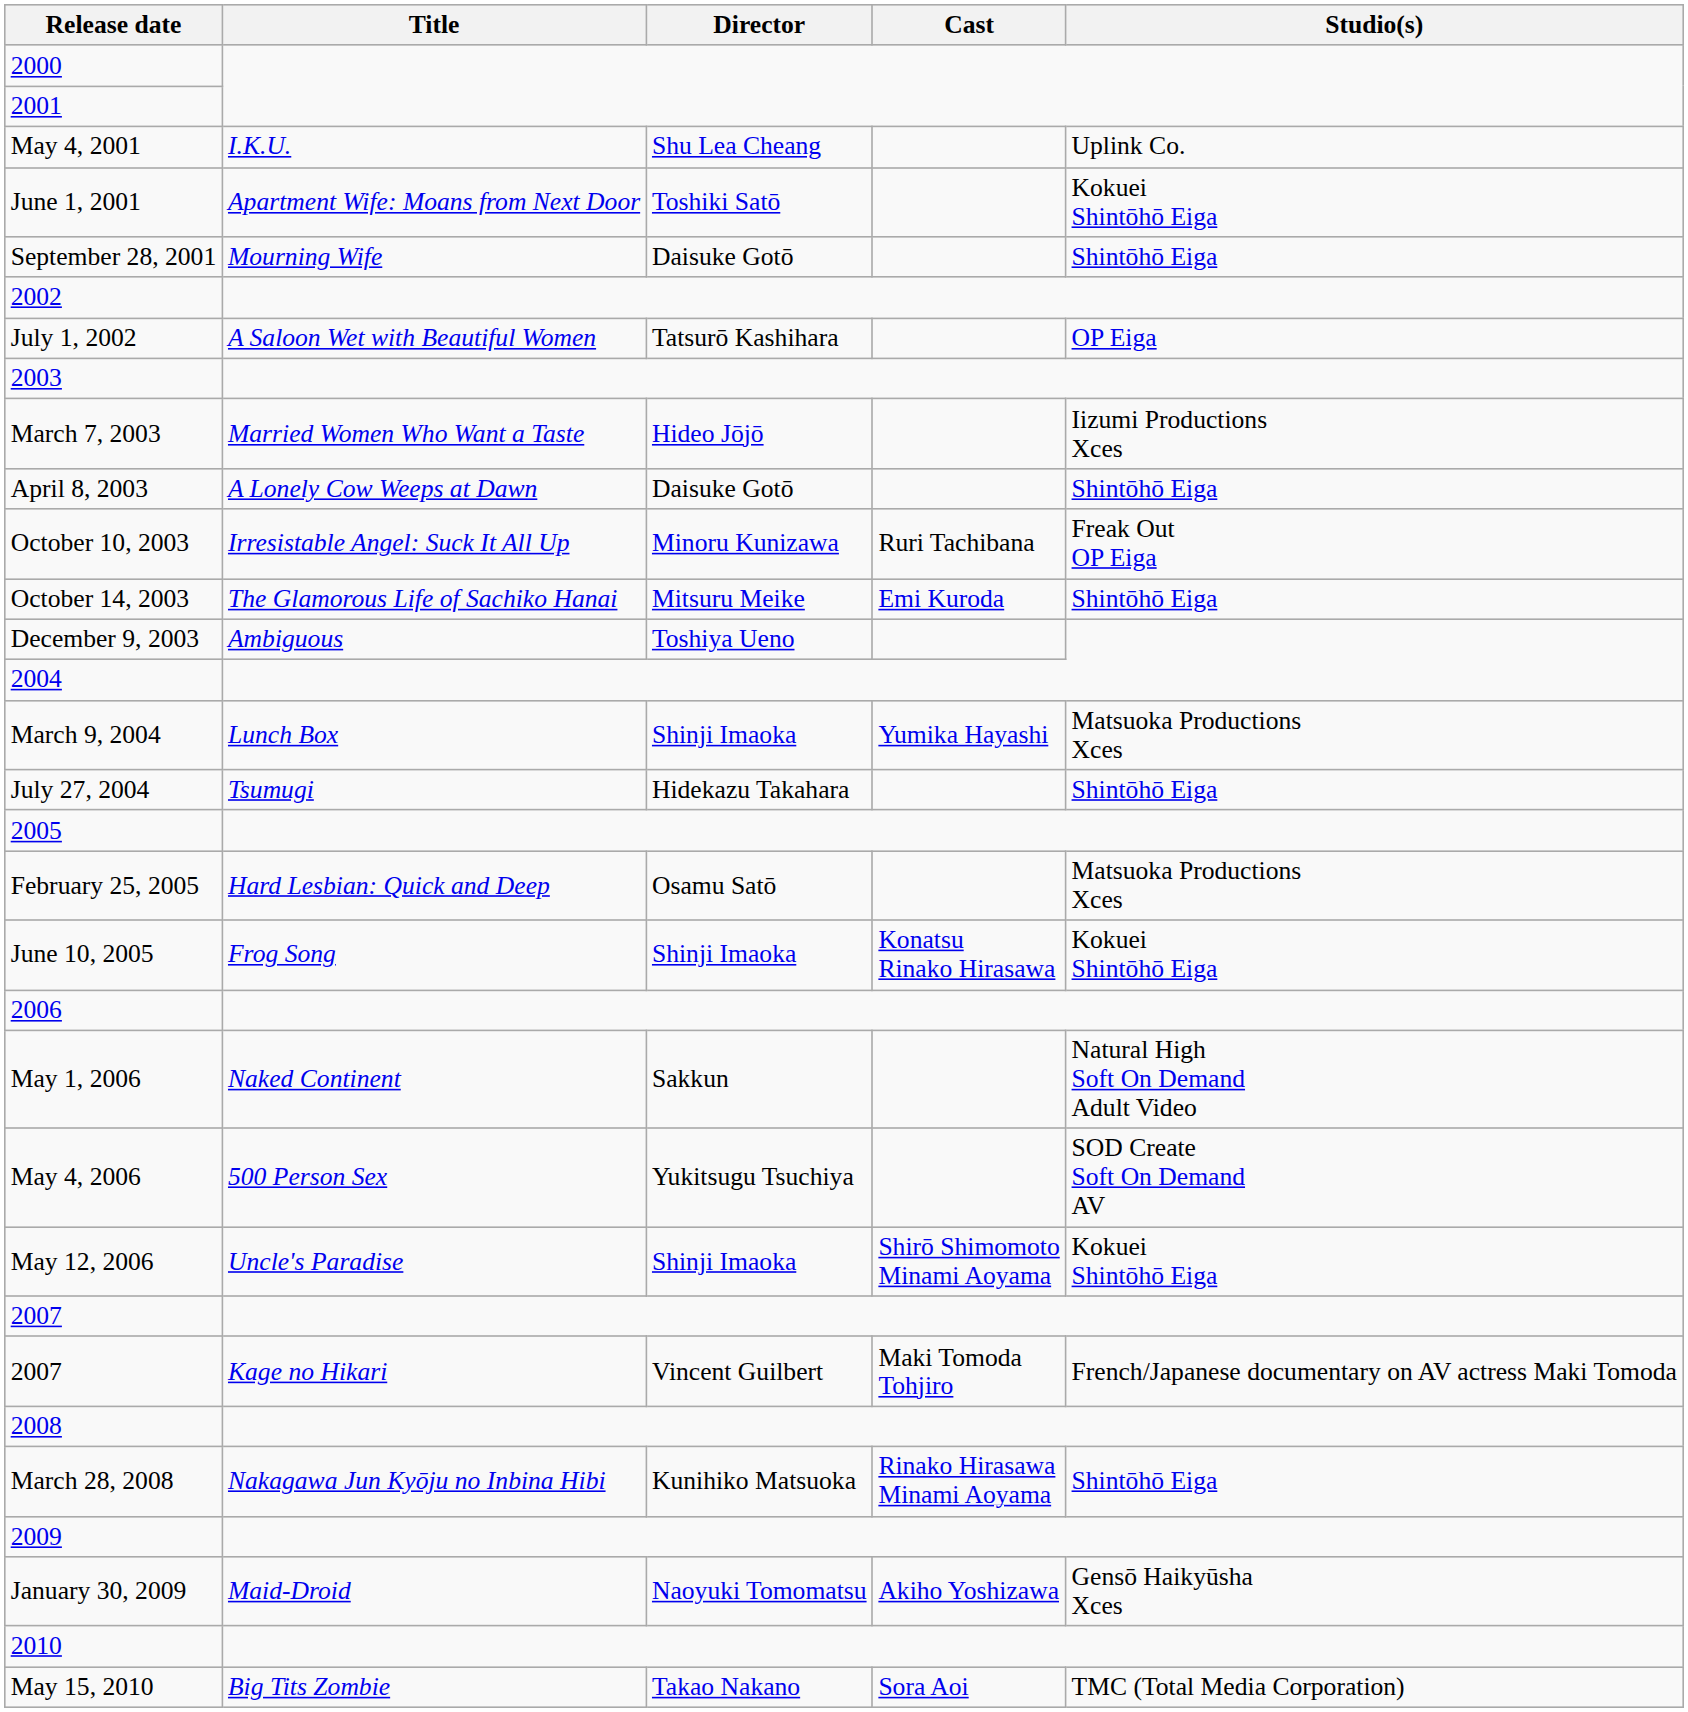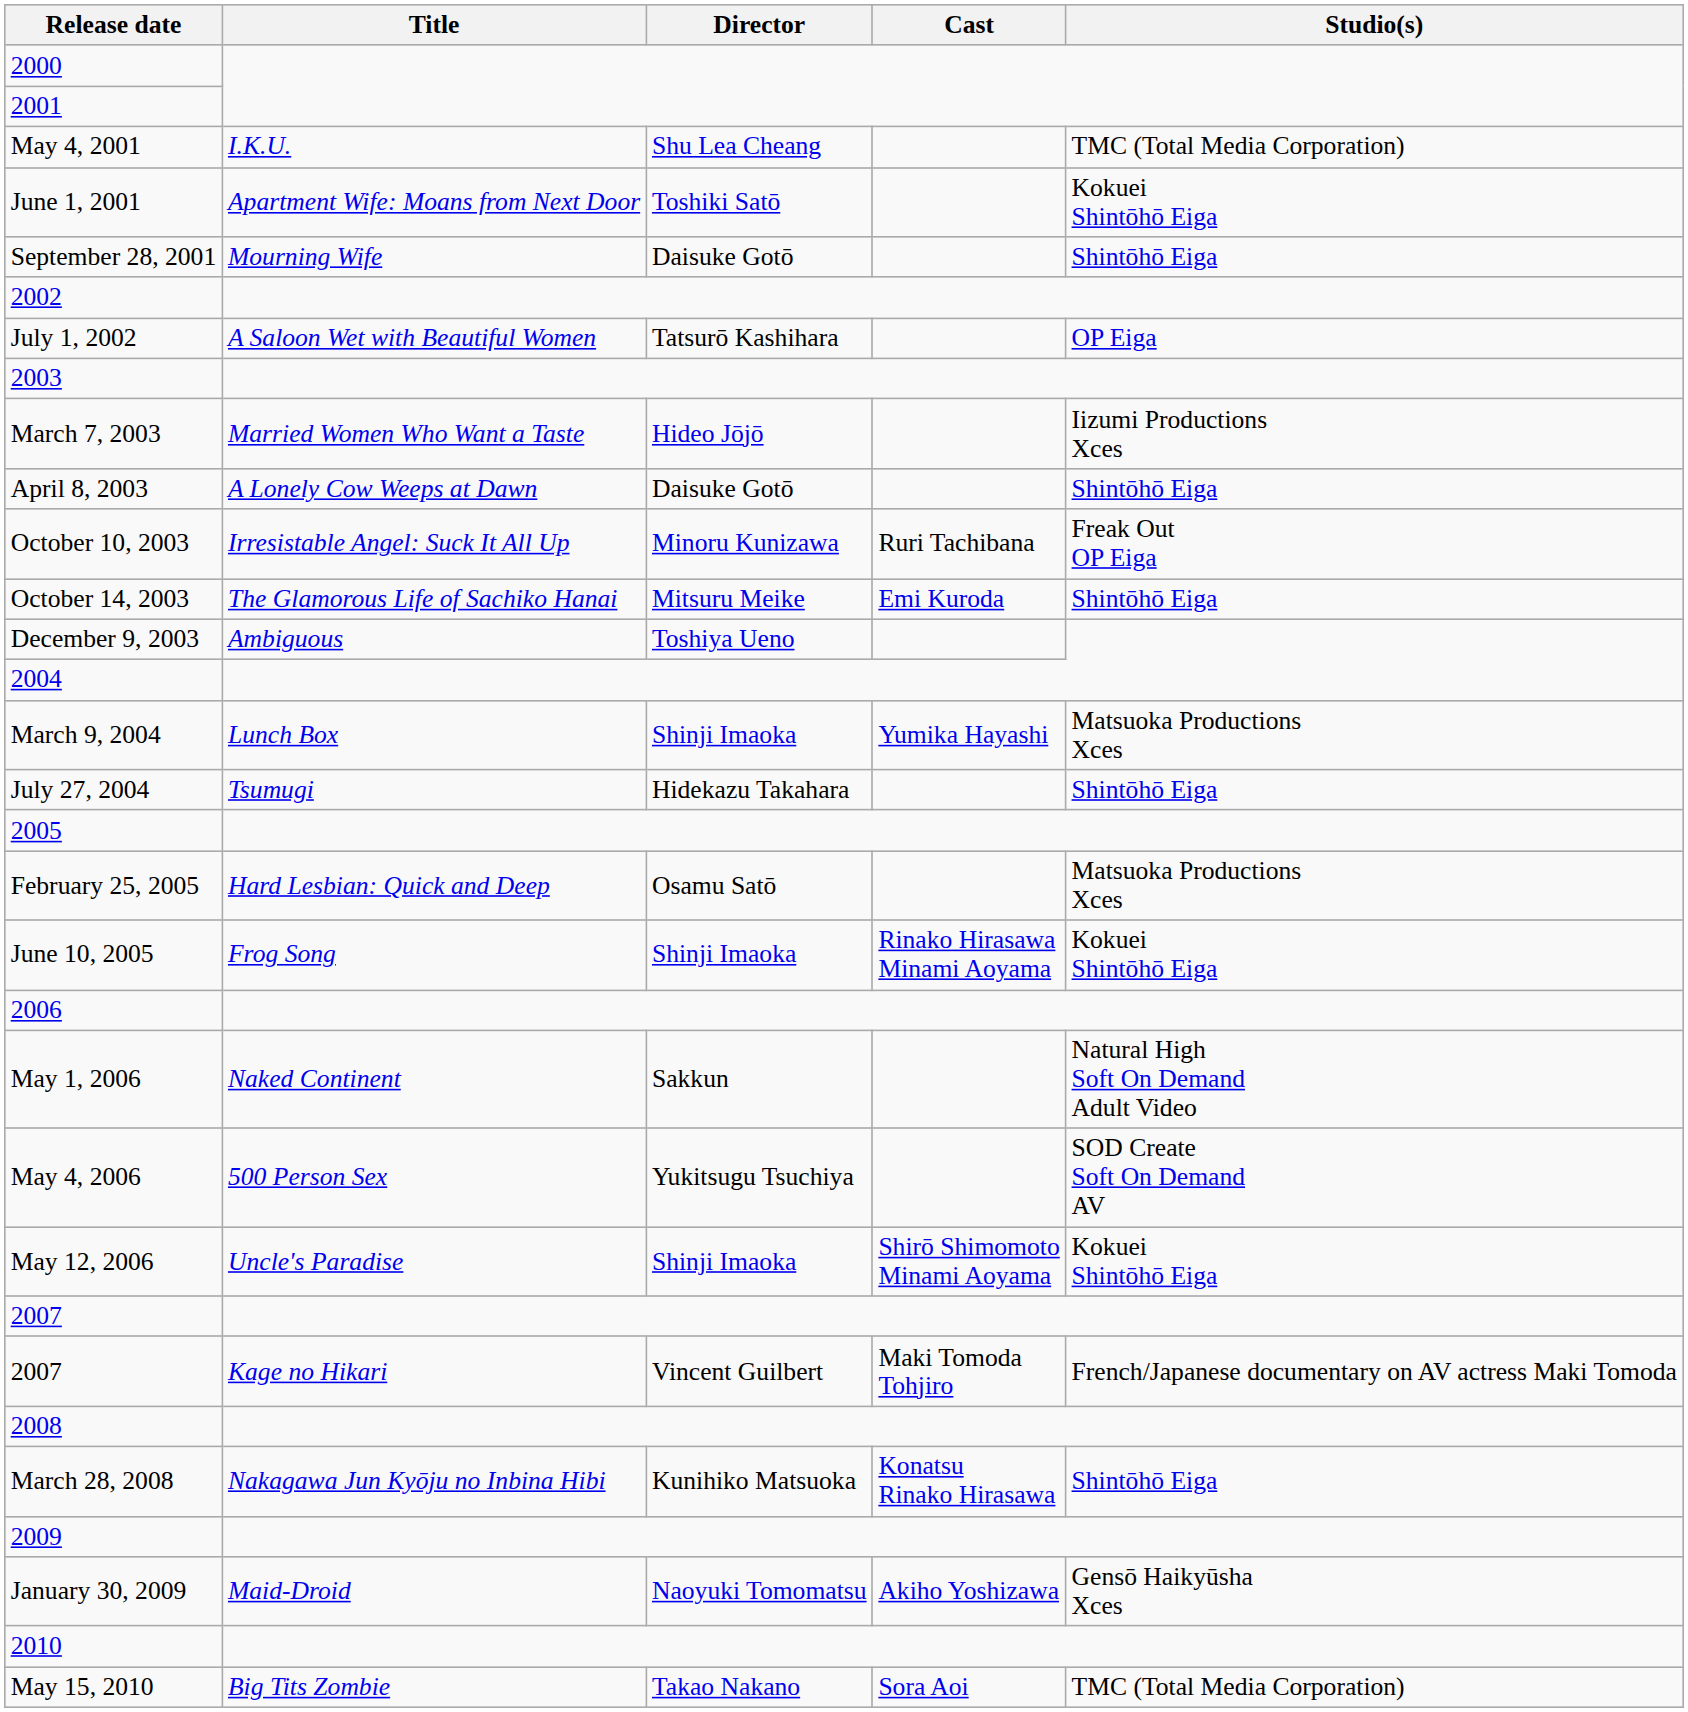(1128, 146) Uplink Co. -> (1238, 146) TMC (Total Media Corporation)
(967, 954) Konatsu Rinako Hirasawa -> (967, 954) Rinako Hirasawa Minami Aoyama
(967, 1480) Rinako Hirasawa Minami Aoyama -> (967, 1480) Konatsu Rinako Hirasawa
